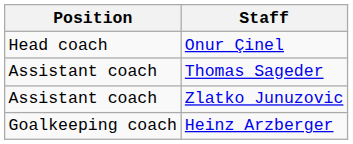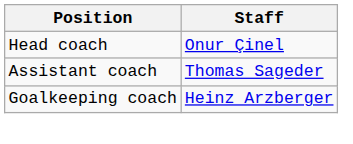- row: (264, 99)
